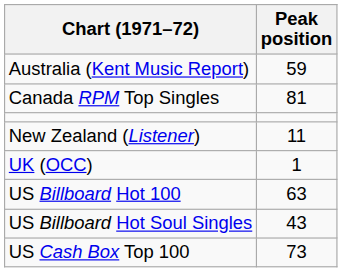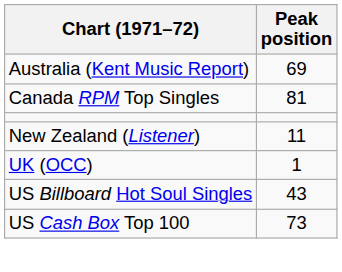(297, 68) 59 -> (297, 68) 69
- row: (95, 194)
